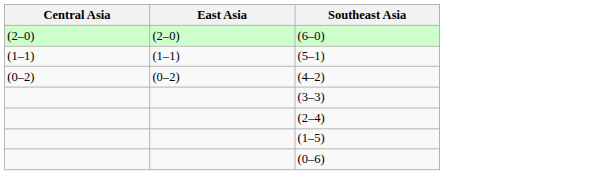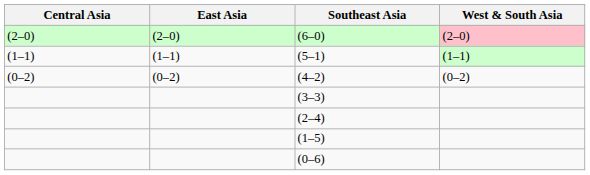+ column: (512, 15)
